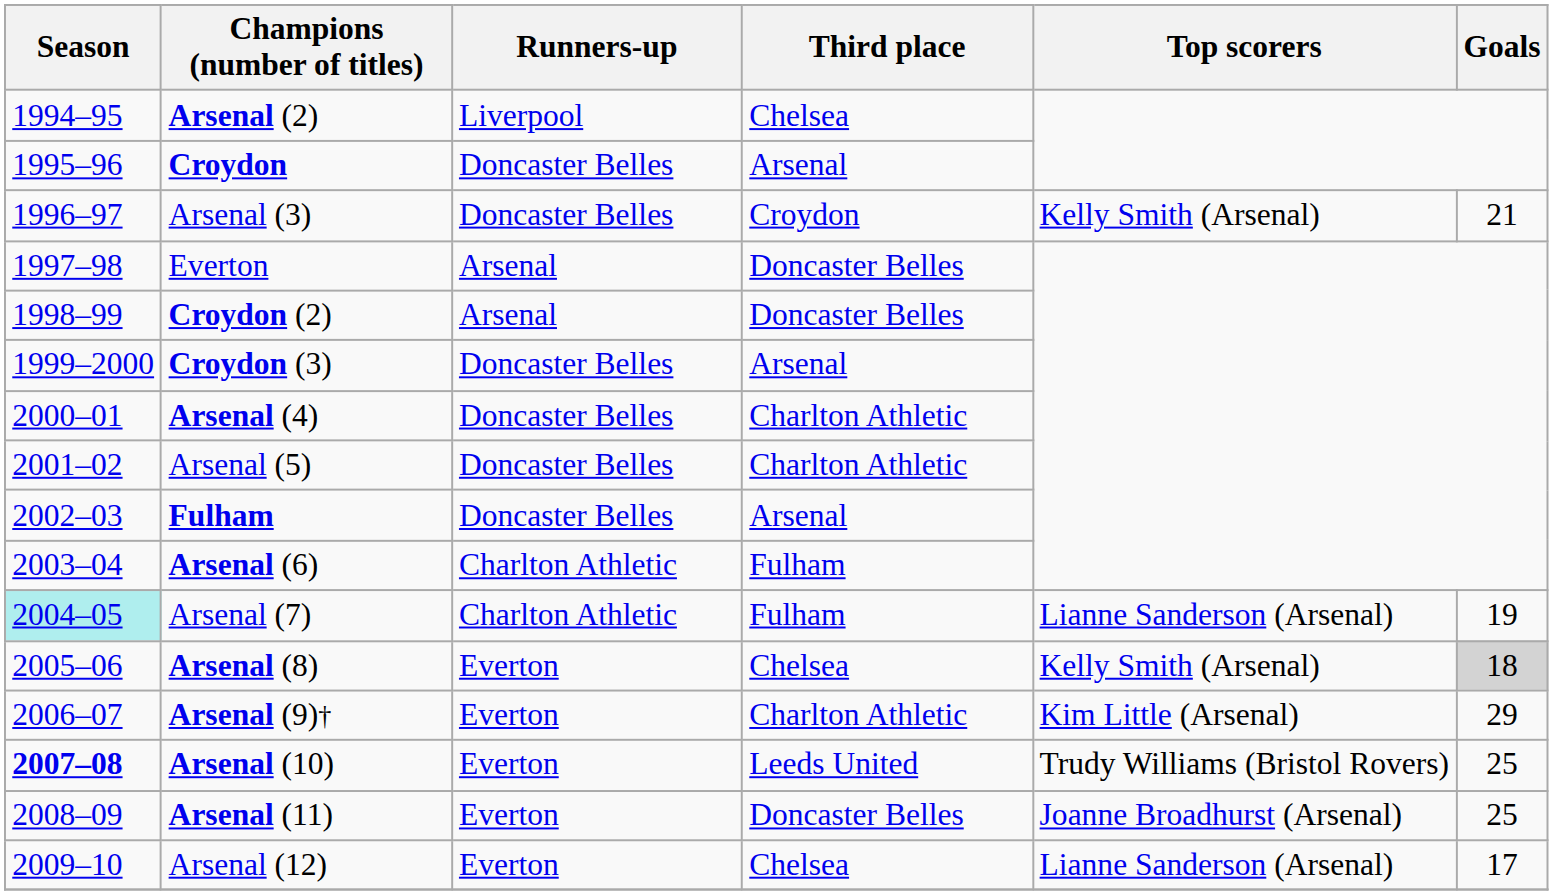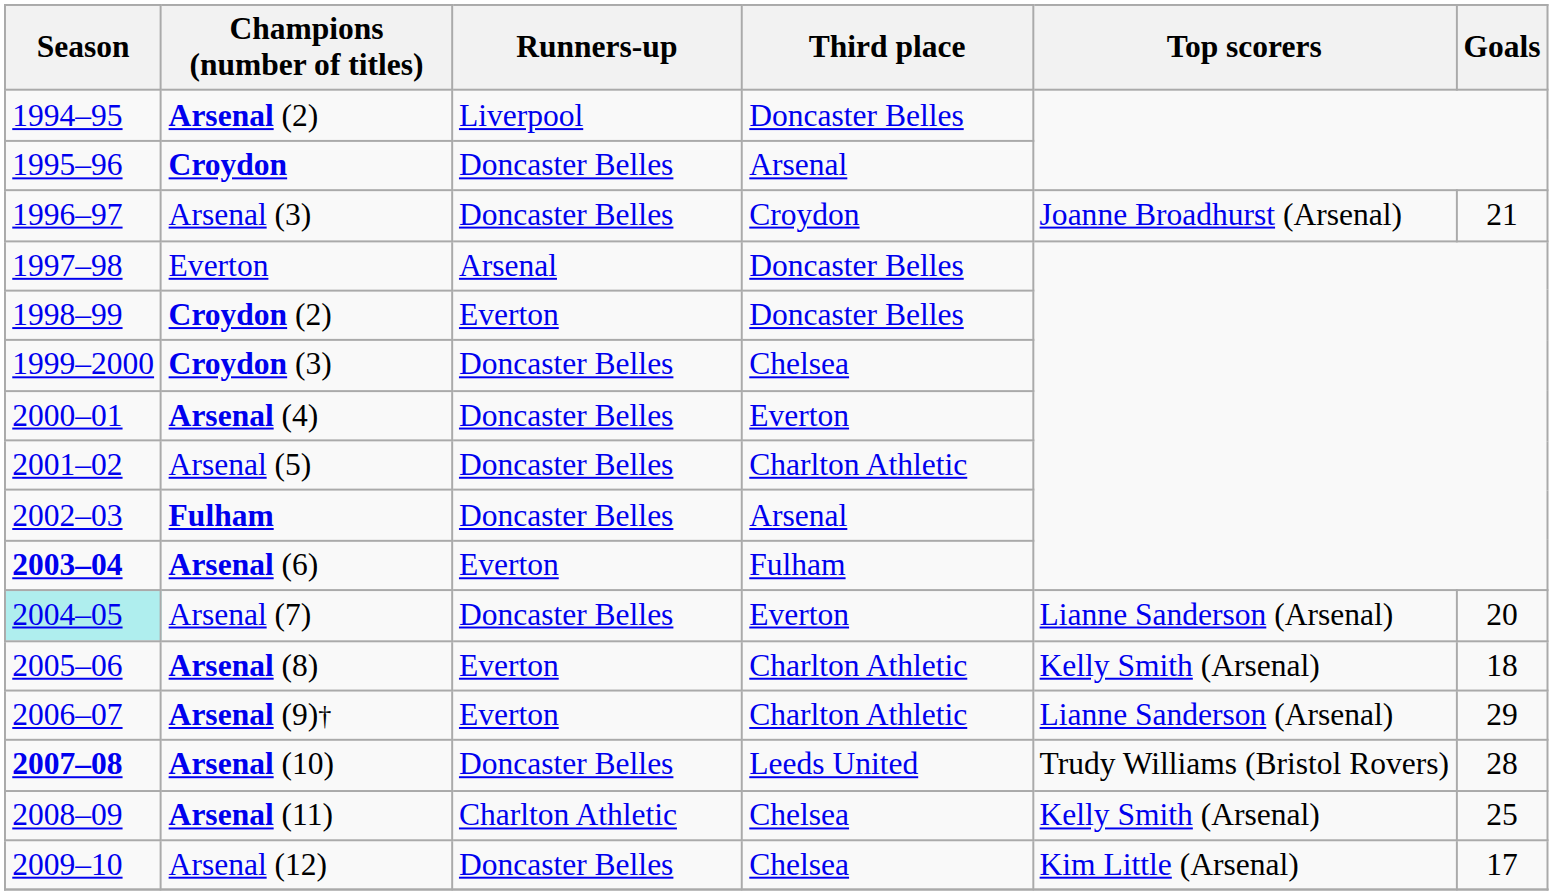(799, 114) Chelsea -> (857, 114) Doncaster Belles
(1180, 214) Kelly Smith (Arsenal) -> (1221, 214) Joanne Broadhurst (Arsenal)
(508, 314) Arsenal -> (509, 314) Everton
(798, 364) Arsenal -> (799, 364) Chelsea
(858, 414) Charlton Athletic -> (799, 414) Everton
(67, 564) normal -> (67, 564) bold
(568, 564) Charlton Athletic -> (509, 564) Everton
(568, 614) Charlton Athletic -> (566, 614) Doncaster Belles
(797, 614) Fulham -> (799, 614) Everton
(1502, 614) 19 -> (1502, 614) 20
(799, 664) Chelsea -> (858, 664) Charlton Athletic
(1502, 664) lightgrey background -> (1502, 664) no background
(1169, 714) Kim Little (Arsenal) -> (1216, 714) Lianne Sanderson (Arsenal)
(509, 764) Everton -> (566, 764) Doncaster Belles
(1502, 764) 25 -> (1502, 764) 28
(509, 814) Everton -> (568, 814) Charlton Athletic
(857, 814) Doncaster Belles -> (799, 814) Chelsea
(1221, 814) Joanne Broadhurst (Arsenal) -> (1180, 814) Kelly Smith (Arsenal)
(509, 864) Everton -> (566, 864) Doncaster Belles
(1216, 864) Lianne Sanderson (Arsenal) -> (1169, 864) Kim Little (Arsenal)
